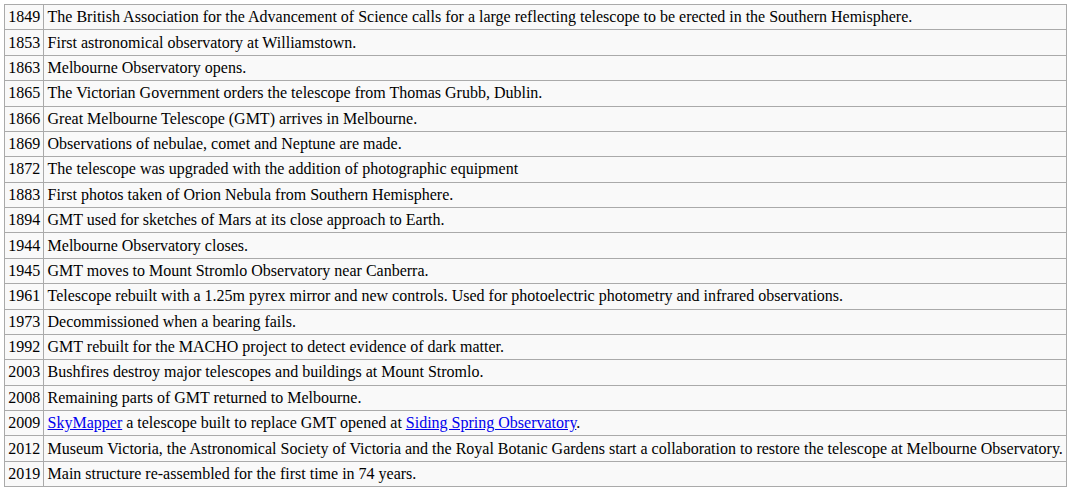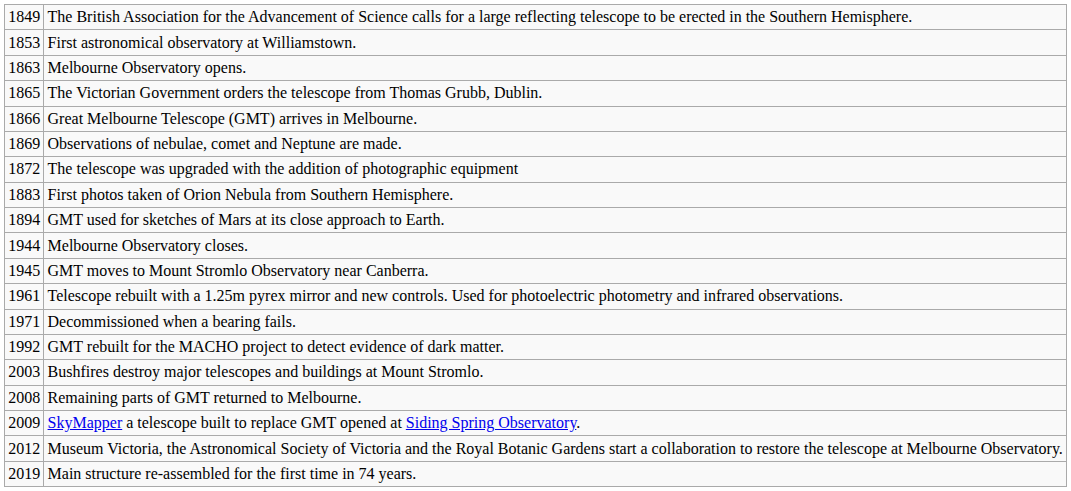(24, 321) 1973 -> (24, 321) 1971
